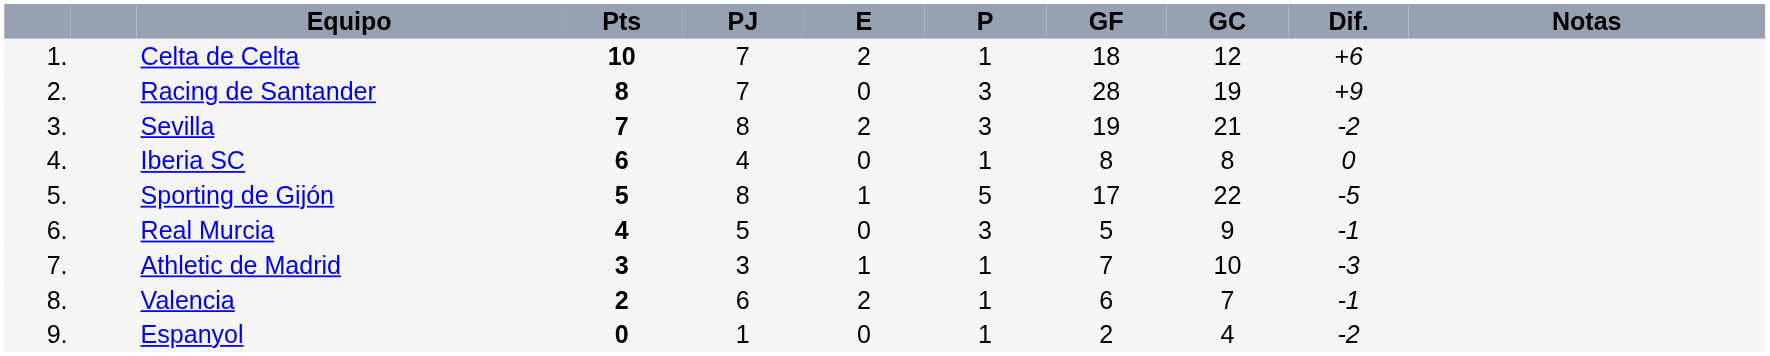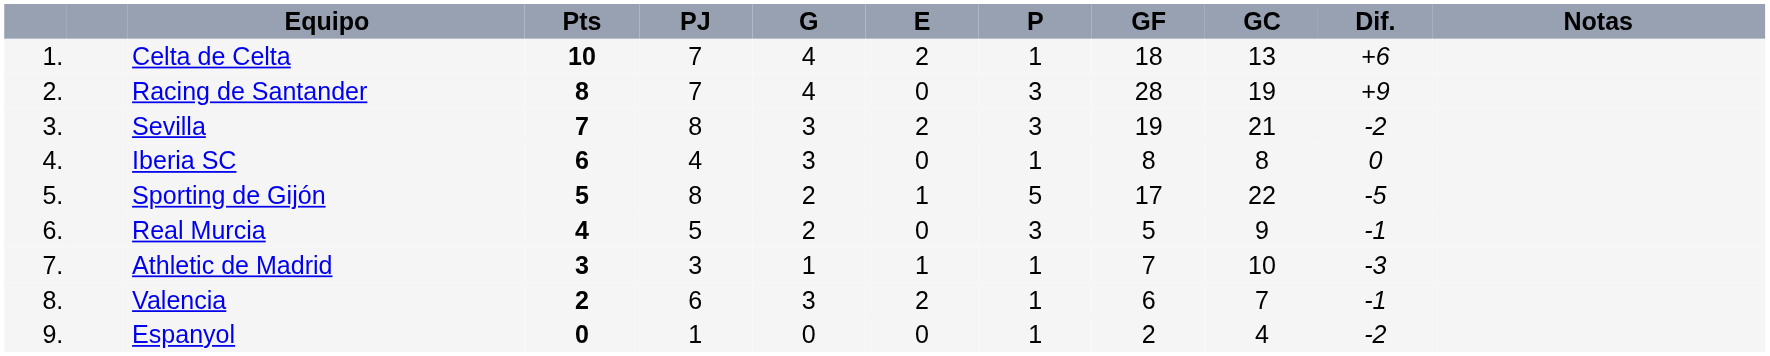+ column: (809, 21)
(1227, 56) 12 -> (1262, 56) 13
